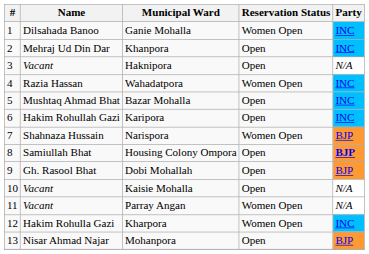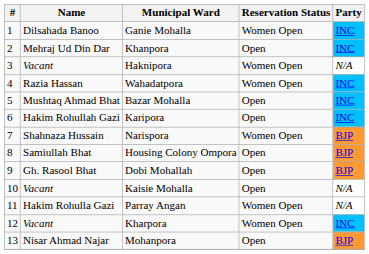(254, 65) Open -> (272, 65) Women Open
(345, 153) bold -> (344, 153) normal
(38, 205) Vacant -> (69, 205) Hakim Rohulla Gazi
(69, 223) Hakim Rohulla Gazi -> (38, 223) Vacant
